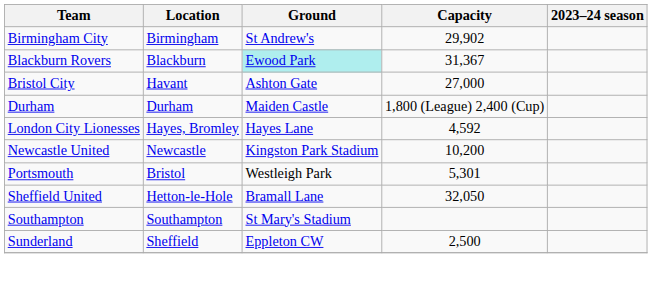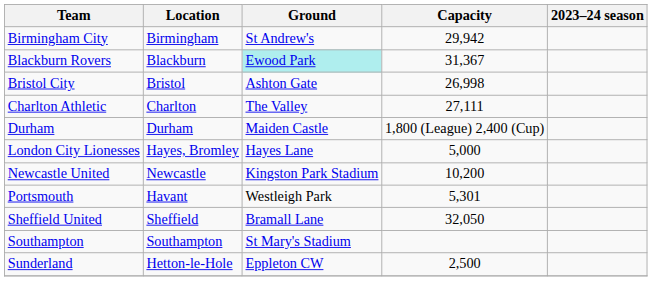(465, 38) 29,902 -> (465, 38) 29,942
(167, 83) Havant -> (166, 83) Bristol
(465, 83) 27,000 -> (465, 83) 26,998
+ row: (57, 106)
(465, 128) 4,592 -> (465, 151) 5,000
(166, 173) Bristol -> (167, 196) Havant
(190, 196) Hetton-le-Hole -> (172, 219) Sheffield
(172, 241) Sheffield -> (190, 264) Hetton-le-Hole
